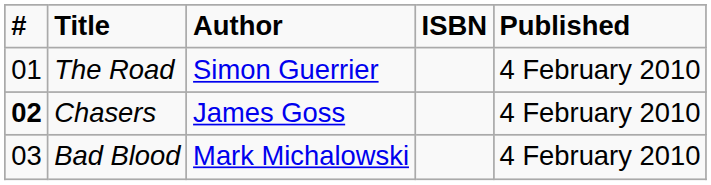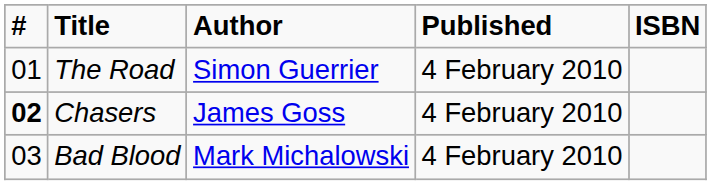columns swapped: (565, 26) <-> (454, 26)
